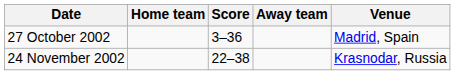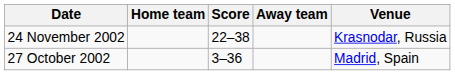rows swapped: (59, 37) <-> (66, 59)
